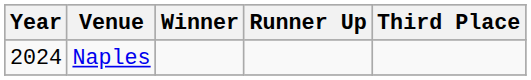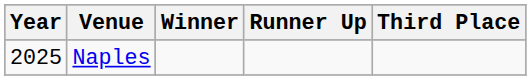(36, 58) 2024 -> (36, 58) 2025
